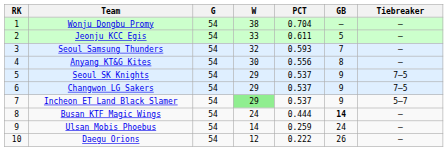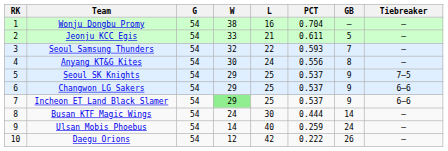+ column: (269, 11)
(400, 88) 7–5 -> (404, 88) 6–6
(400, 101) 5–7 -> (404, 101) 6–6
(341, 114) bold -> (349, 114) normal
